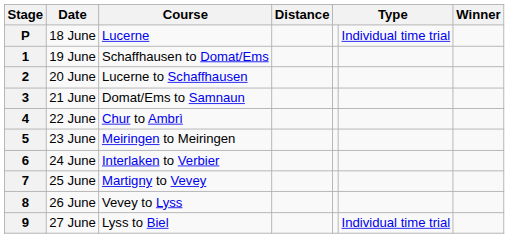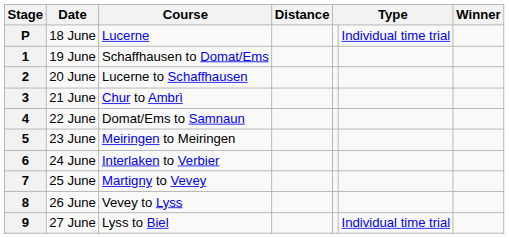(173, 98) Domat/Ems to Samnaun -> (142, 98) Chur to Ambrì
(142, 118) Chur to Ambrì -> (173, 118) Domat/Ems to Samnaun
